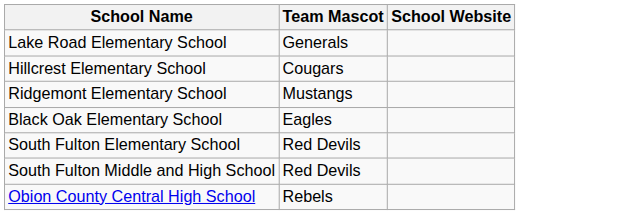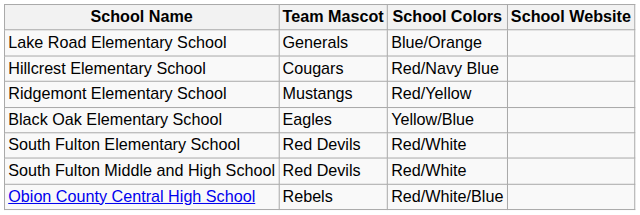+ column: (447, 17)
